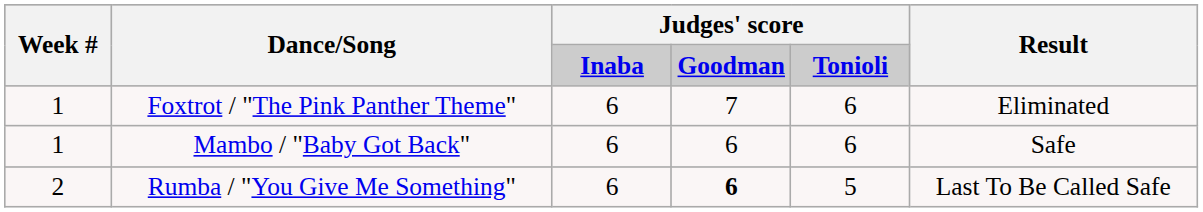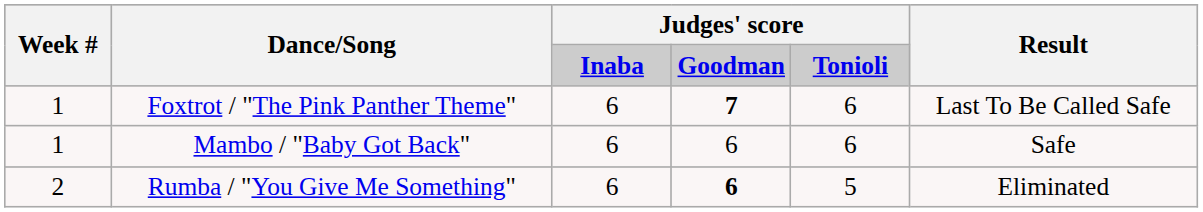(731, 105) normal -> (731, 105) bold
(1053, 105) Eliminated -> (1053, 105) Last To Be Called Safe
(1053, 186) Last To Be Called Safe -> (1053, 186) Eliminated
